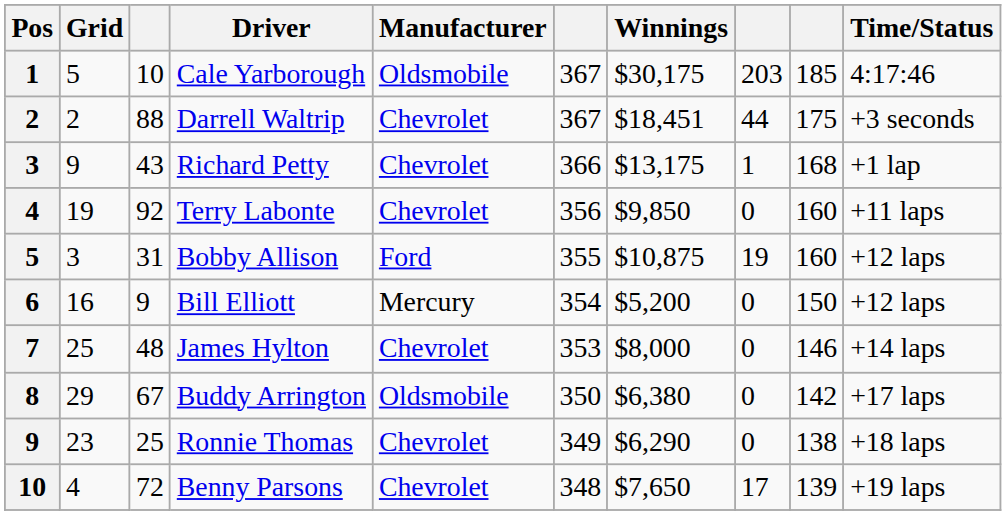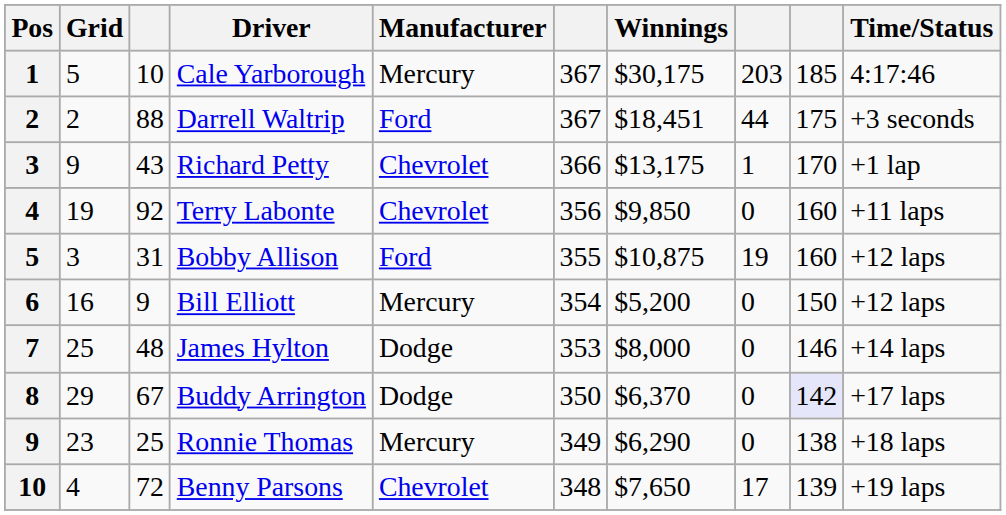(444, 73) Oldsmobile -> (427, 73) Mercury
(434, 119) Chevrolet -> (405, 119) Ford
(816, 165) 168 -> (816, 165) 170
(434, 348) Chevrolet -> (416, 348) Dodge
(444, 394) Oldsmobile -> (416, 394) Dodge
(652, 394) $6,380 -> (652, 394) $6,370
(816, 394) no background -> (816, 394) lavender background
(434, 440) Chevrolet -> (427, 440) Mercury
